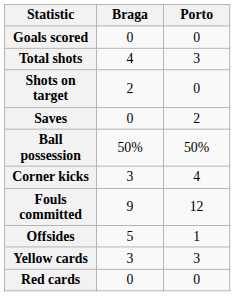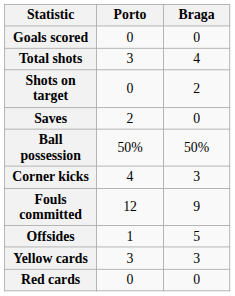columns swapped: (197, 15) <-> (130, 15)
